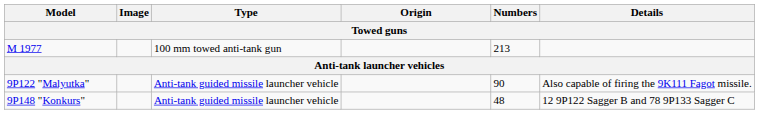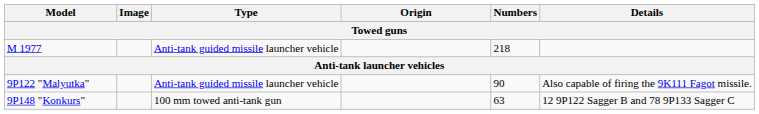(218, 48) 100 mm towed anti-tank gun -> (246, 48) Anti-tank guided missile launcher vehicle
(502, 48) 213 -> (502, 48) 218
(246, 100) Anti-tank guided missile launcher vehicle -> (218, 100) 100 mm towed anti-tank gun
(499, 100) 48 -> (499, 100) 63
